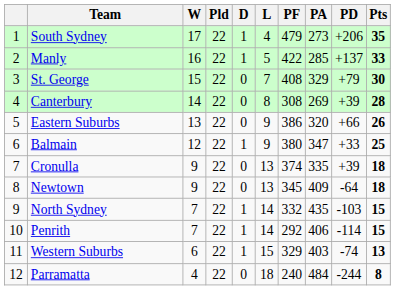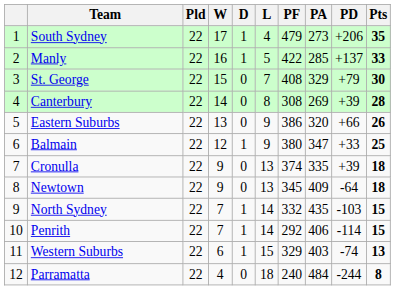columns swapped: (219, 15) <-> (194, 15)
